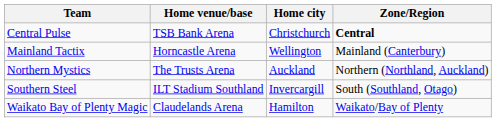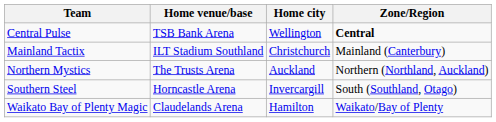(300, 32) Christchurch -> (295, 32) Wellington
(194, 51) Horncastle Arena -> (208, 51) ILT Stadium Southland
(295, 51) Wellington -> (300, 51) Christchurch
(208, 88) ILT Stadium Southland -> (194, 88) Horncastle Arena
